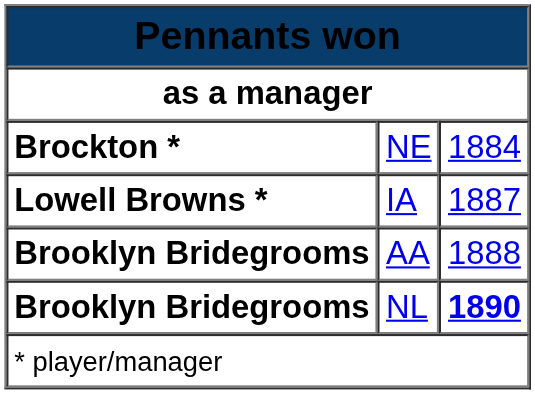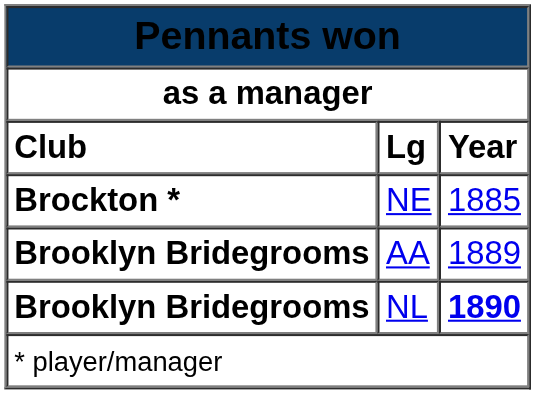+ row: (406, 146)
(484, 146) 1884 -> (484, 200) 1885
- row: (402, 200)
(484, 253) 1888 -> (484, 253) 1889
